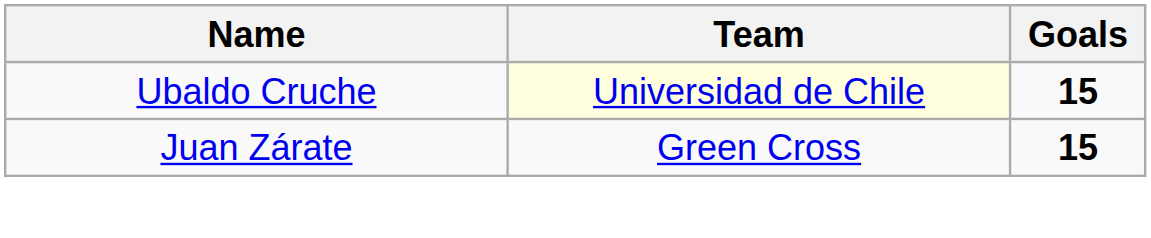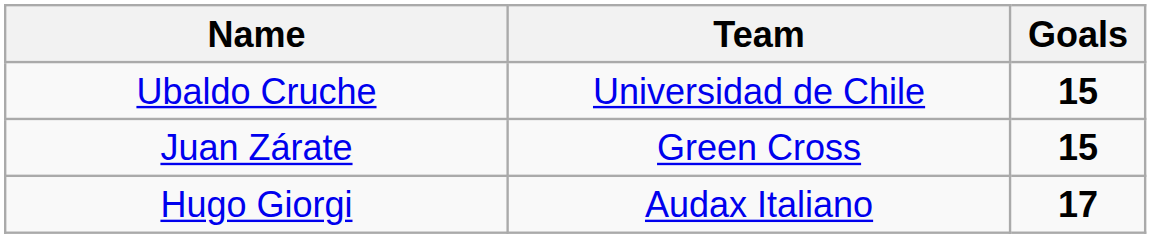(759, 91) lightyellow background -> (759, 91) no background
+ row: (256, 205)
